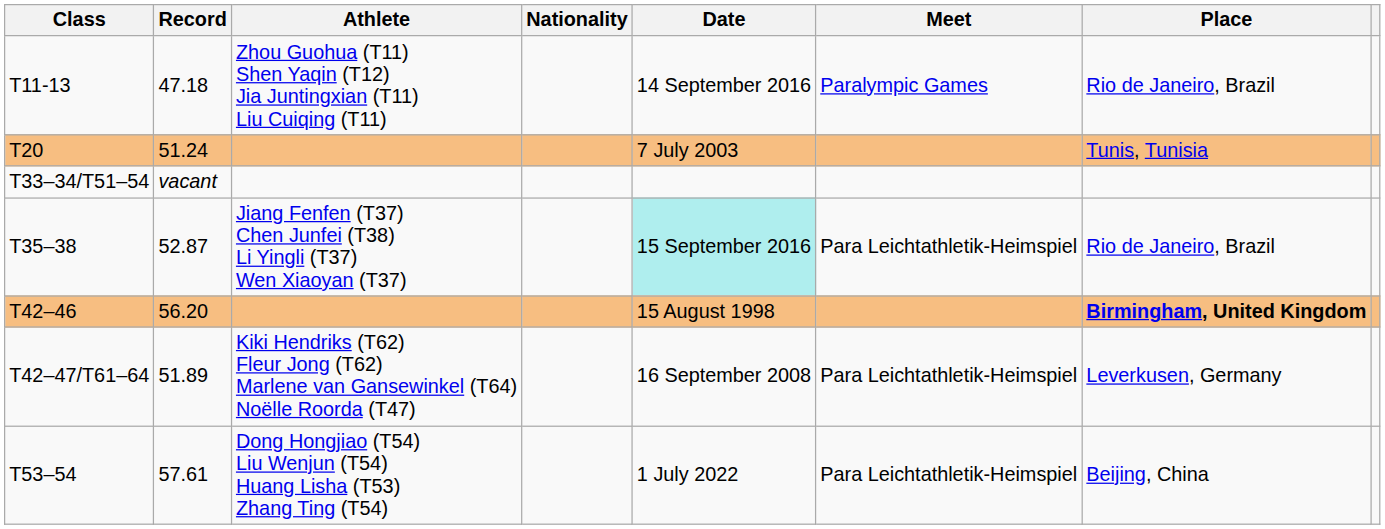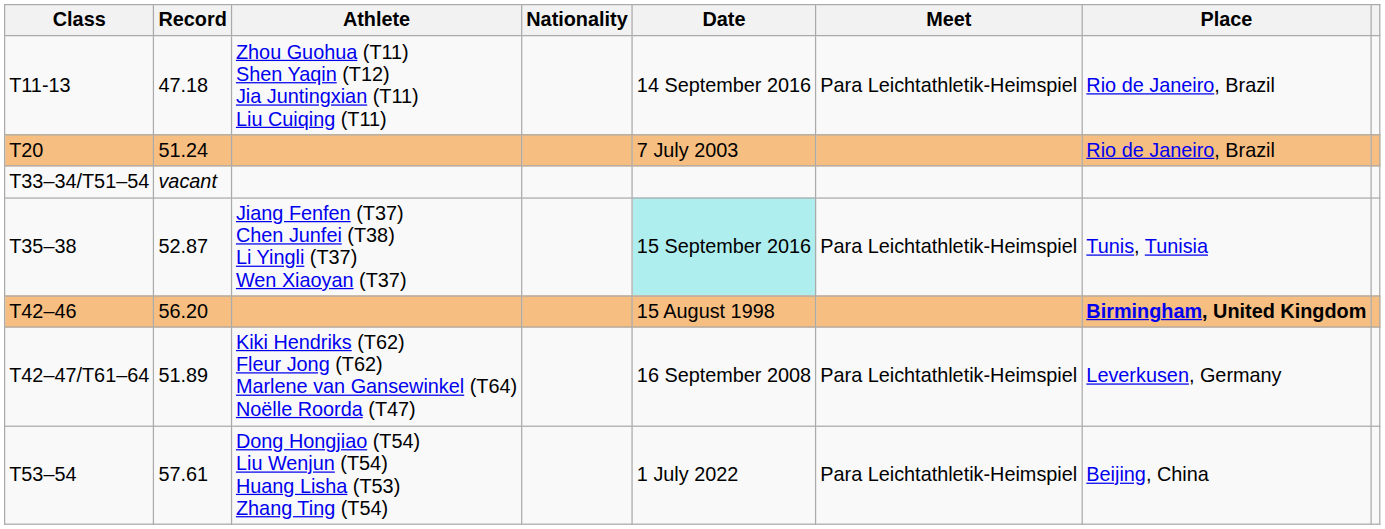(904, 85) Paralympic Games -> (949, 85) Para Leichtathletik-Heimspiel
(1147, 150) Tunis, Tunisia -> (1181, 150) Rio de Janeiro, Brazil
(1181, 246) Rio de Janeiro, Brazil -> (1147, 246) Tunis, Tunisia
